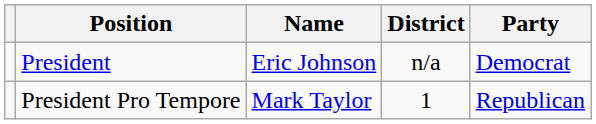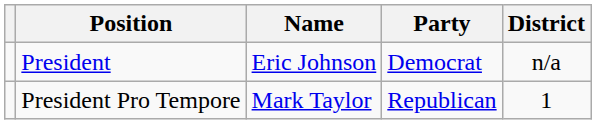columns swapped: (530, 23) <-> (426, 23)
